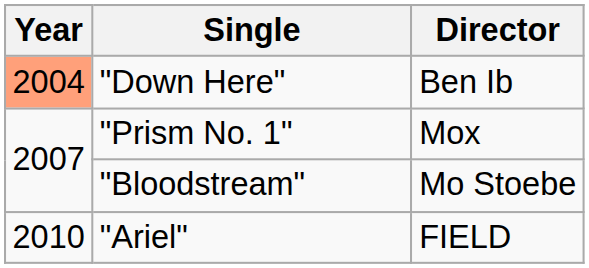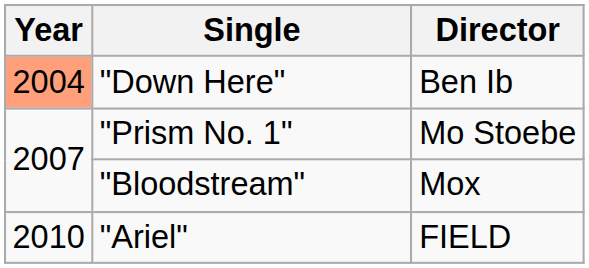(450, 133) Mox -> (498, 133) Mo Stoebe
(498, 184) Mo Stoebe -> (450, 184) Mox
